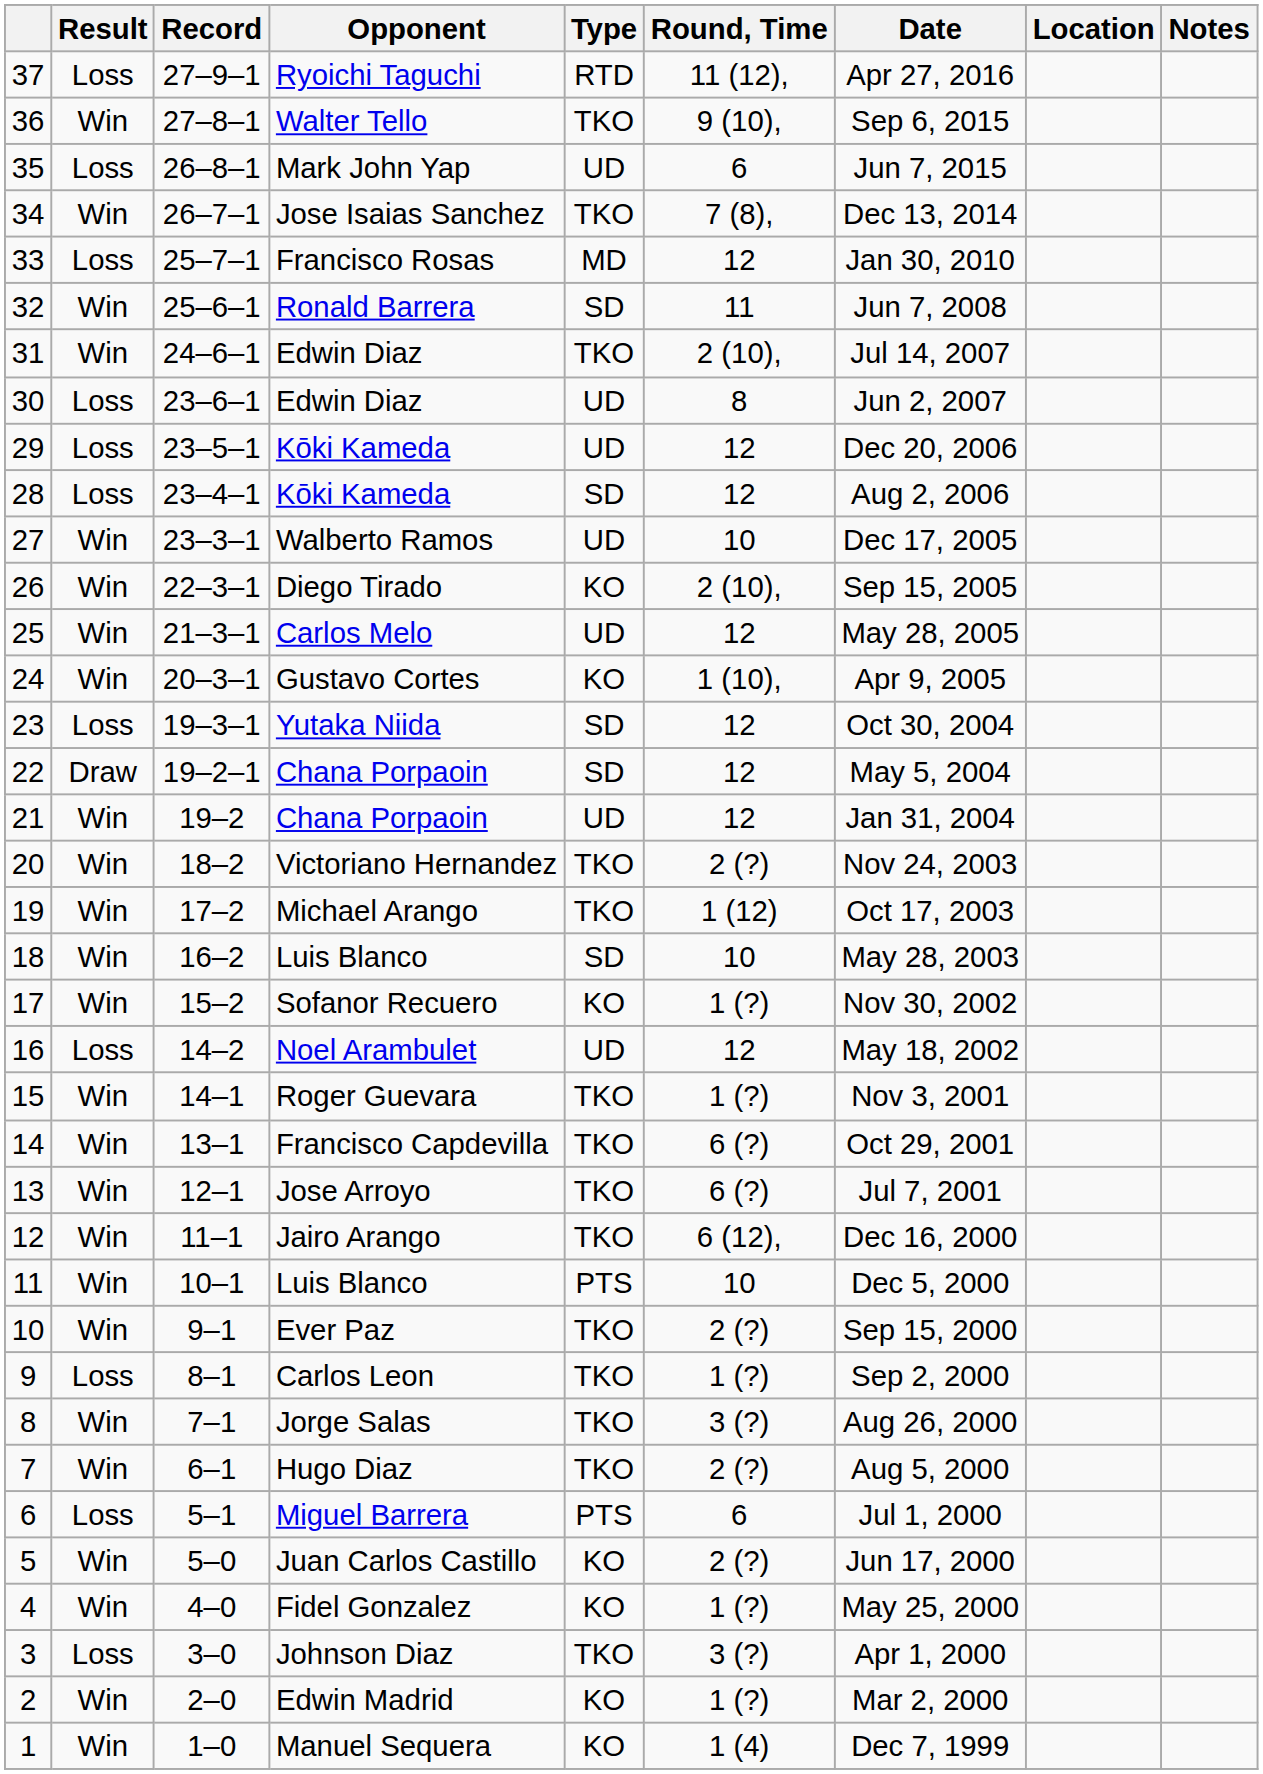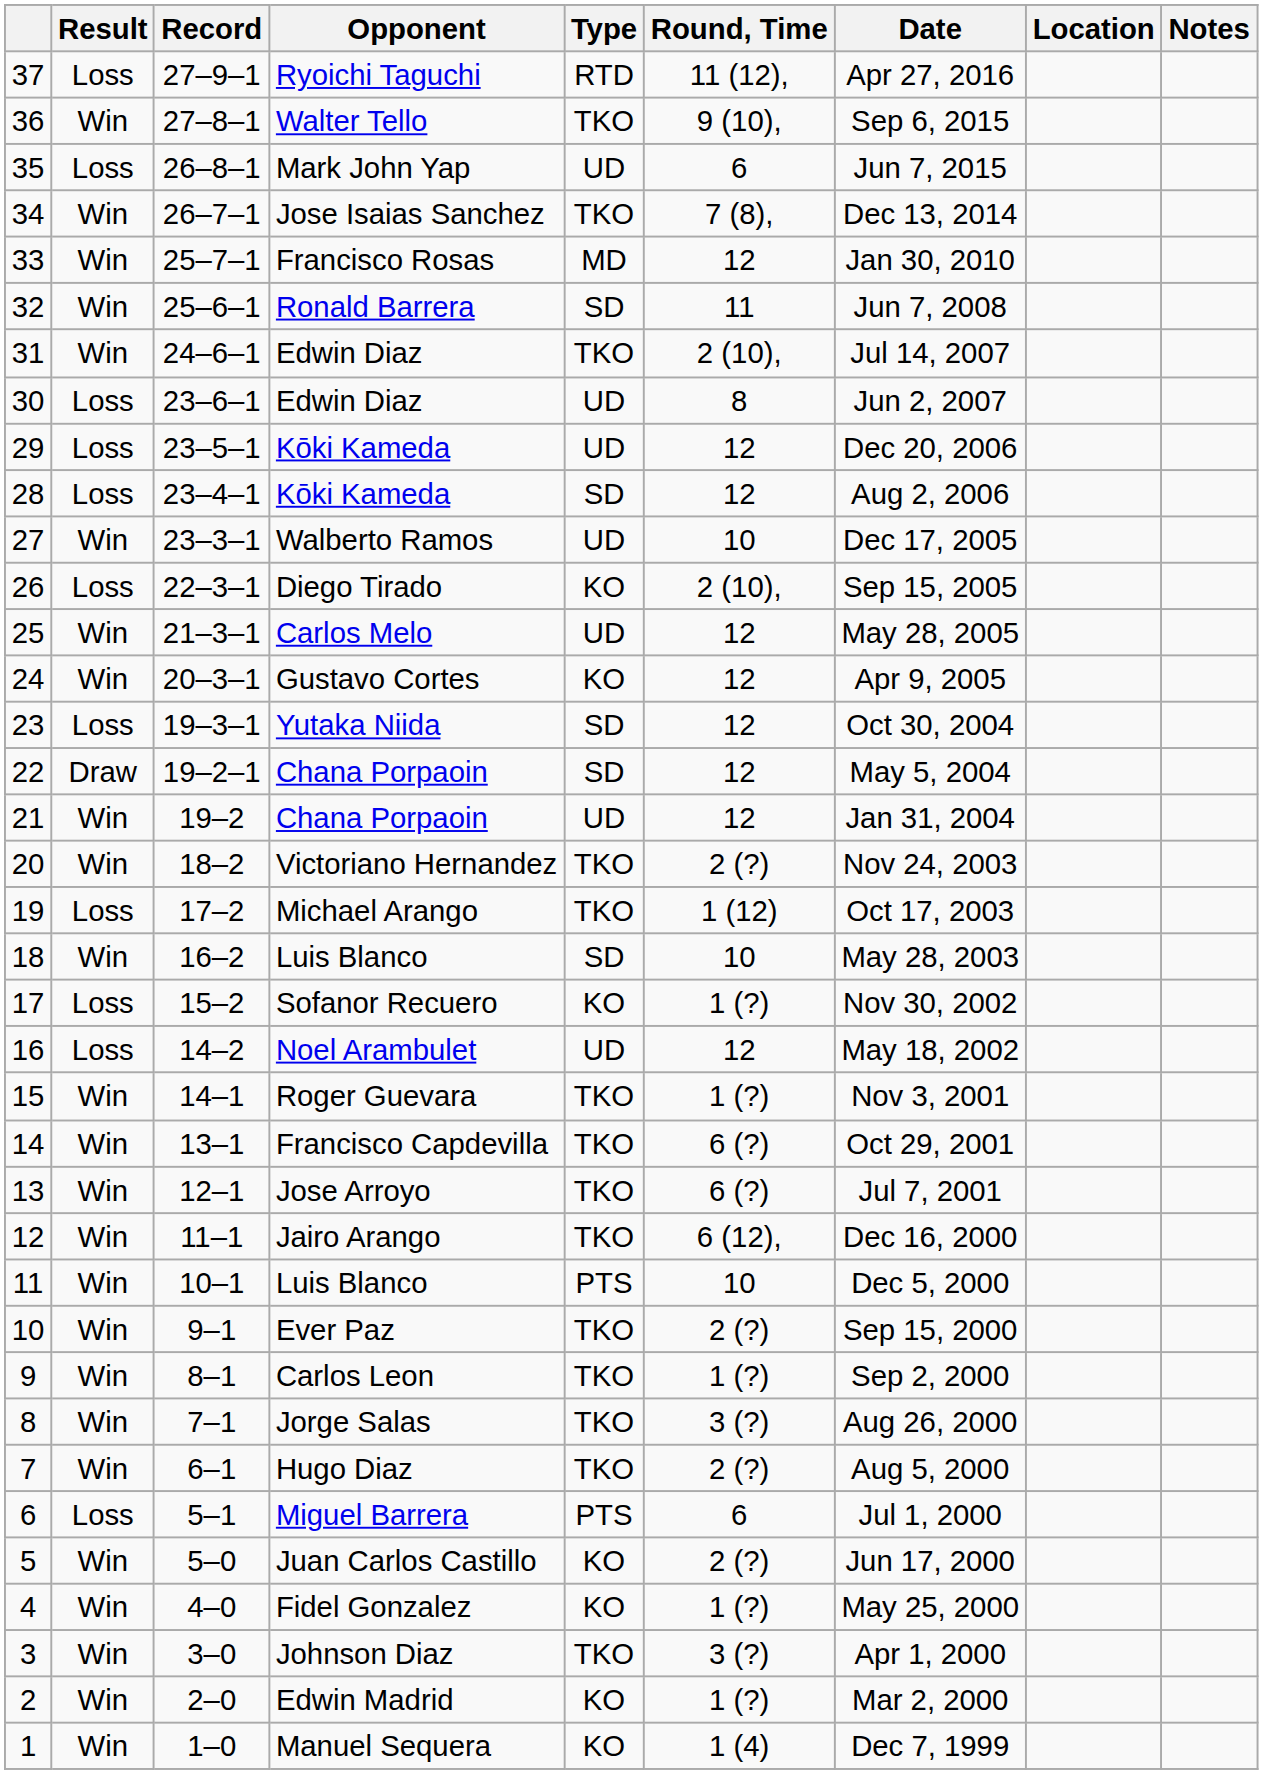(103, 261) Loss -> (103, 261) Win
(103, 586) Win -> (103, 586) Loss
(739, 679) 1 (10), -> (739, 679) 12
(103, 911) Win -> (103, 911) Loss
(103, 1004) Win -> (103, 1004) Loss
(103, 1375) Loss -> (103, 1375) Win
(103, 1654) Loss -> (103, 1654) Win
